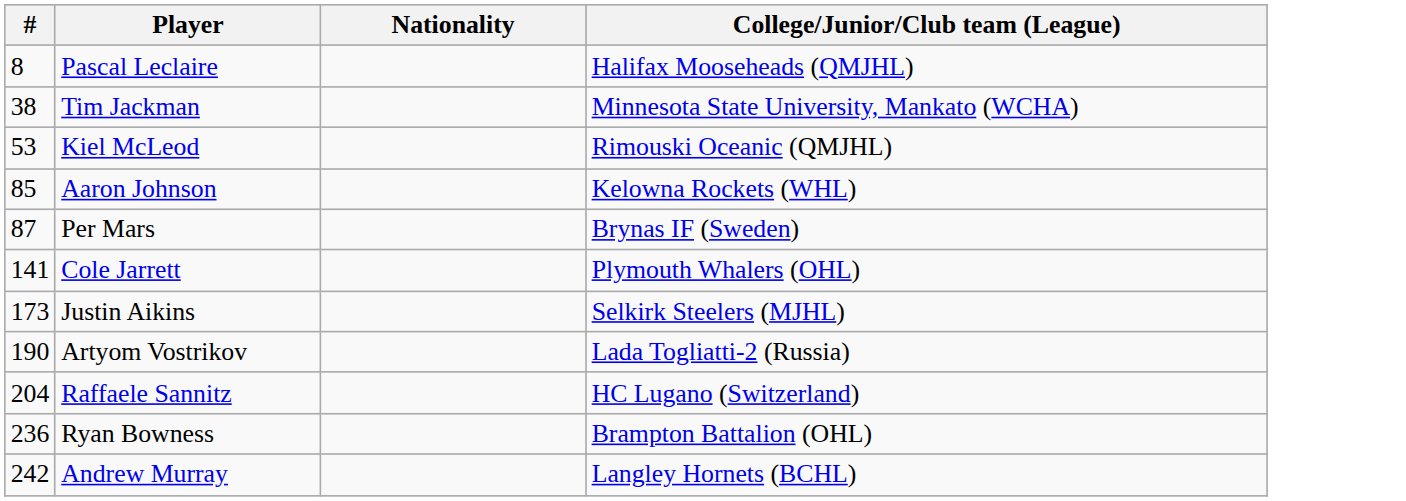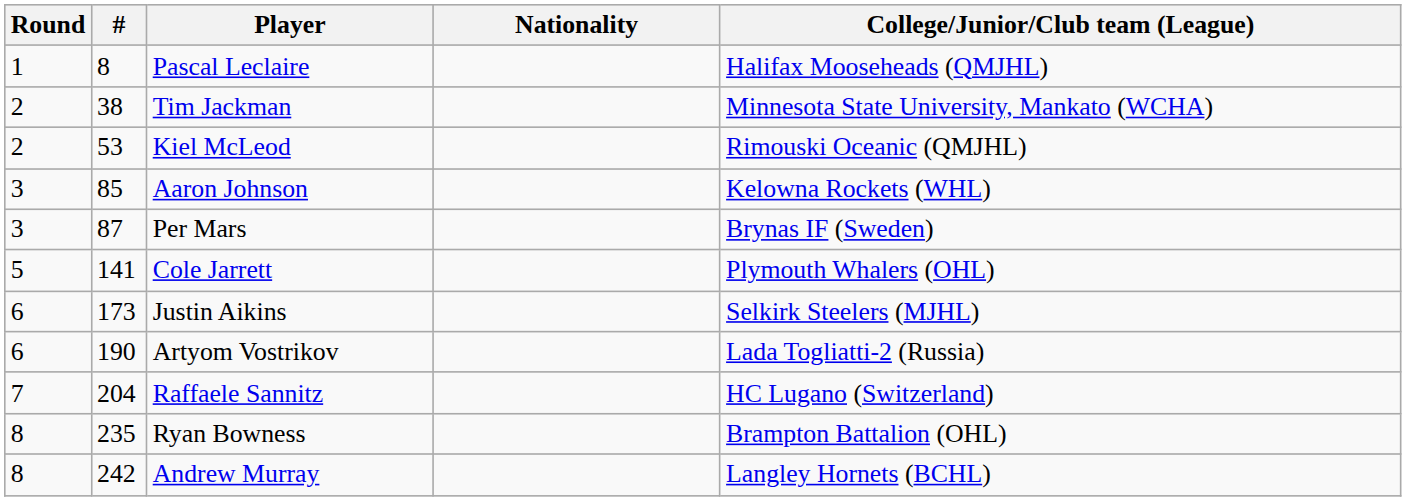+ column: (48, 24)
(30, 433) 236 -> (116, 433) 235
